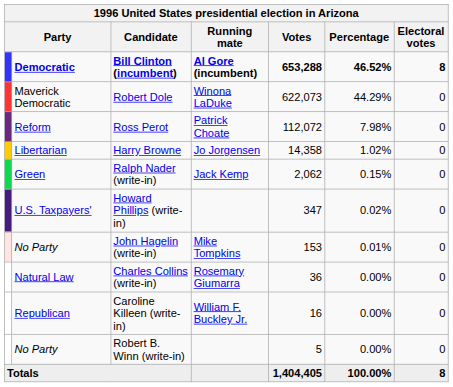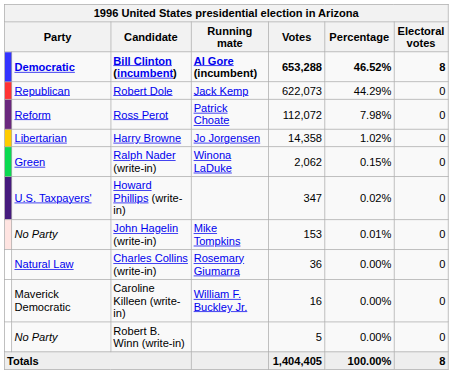(42, 97) Maverick Democratic -> (42, 91) Republican
(213, 97) Winona LaDuke -> (221, 91) Jack Kemp
(221, 175) Jack Kemp -> (213, 162) Winona LaDuke
(42, 313) Republican -> (42, 301) Maverick Democratic
